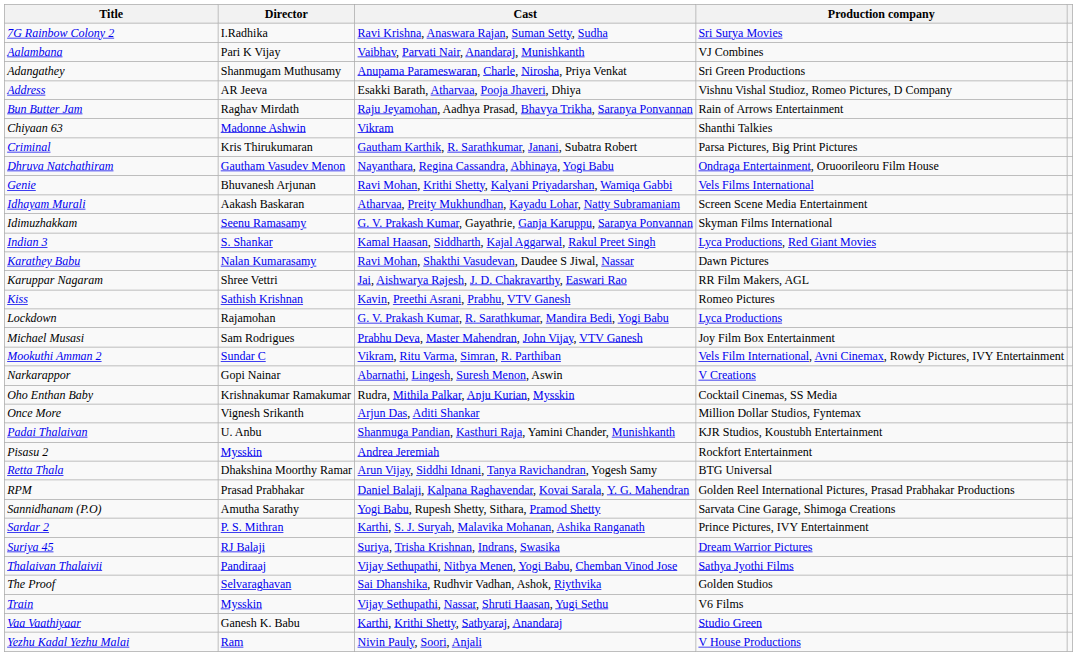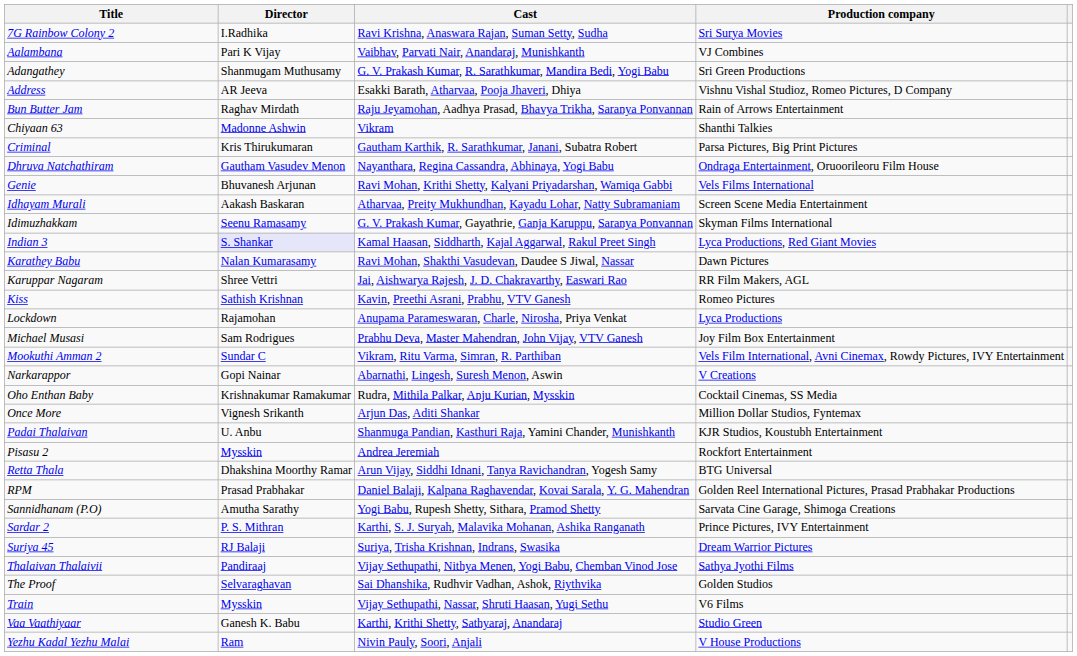(492, 71) Anupama Parameswaran, Charle, Nirosha, Priya Venkat -> (513, 71) G. V. Prakash Kumar, R. Sarathkumar, Mandira Bedi, Yogi Babu
(247, 242) no background -> (247, 242) lavender background
(513, 318) G. V. Prakash Kumar, R. Sarathkumar, Mandira Bedi, Yogi Babu -> (492, 318) Anupama Parameswaran, Charle, Nirosha, Priya Venkat
